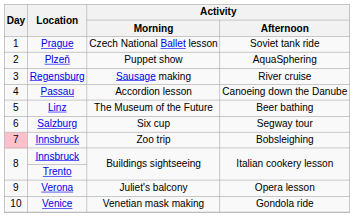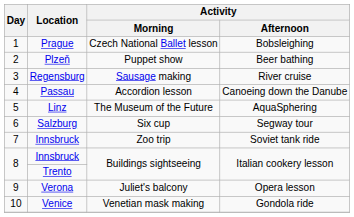(285, 44) Soviet tank ride -> (285, 44) Bobsleighing
(285, 60) AquaSphering -> (285, 60) Beer bathing
(285, 108) Beer bathing -> (285, 108) AquaSphering
(16, 140) pink background -> (16, 140) no background
(285, 140) Bobsleighing -> (285, 140) Soviet tank ride
